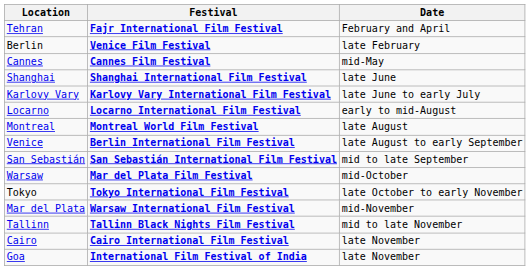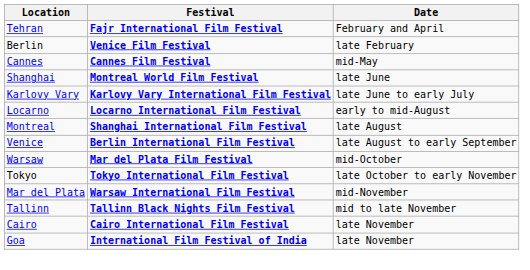(198, 78) Shanghai International Film Festival -> (174, 78) Montreal World Film Festival
(174, 127) Montreal World Film Festival -> (198, 127) Shanghai International Film Festival
- row: (46, 159)
